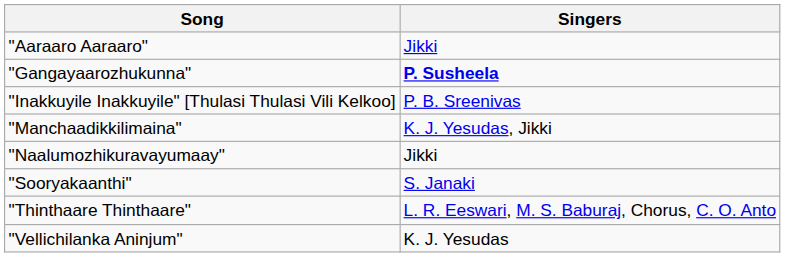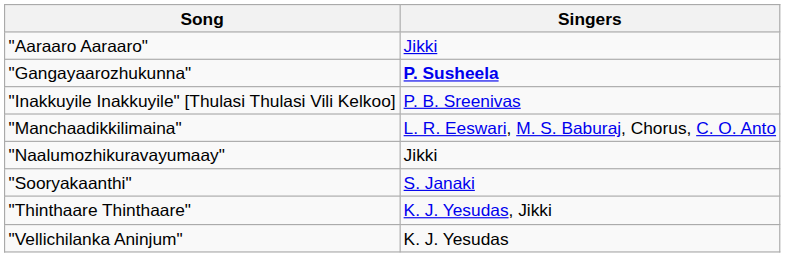(478, 128) K. J. Yesudas, Jikki -> (590, 128) L. R. Eeswari, M. S. Baburaj, Chorus, C. O. Anto
(590, 210) L. R. Eeswari, M. S. Baburaj, Chorus, C. O. Anto -> (478, 210) K. J. Yesudas, Jikki
